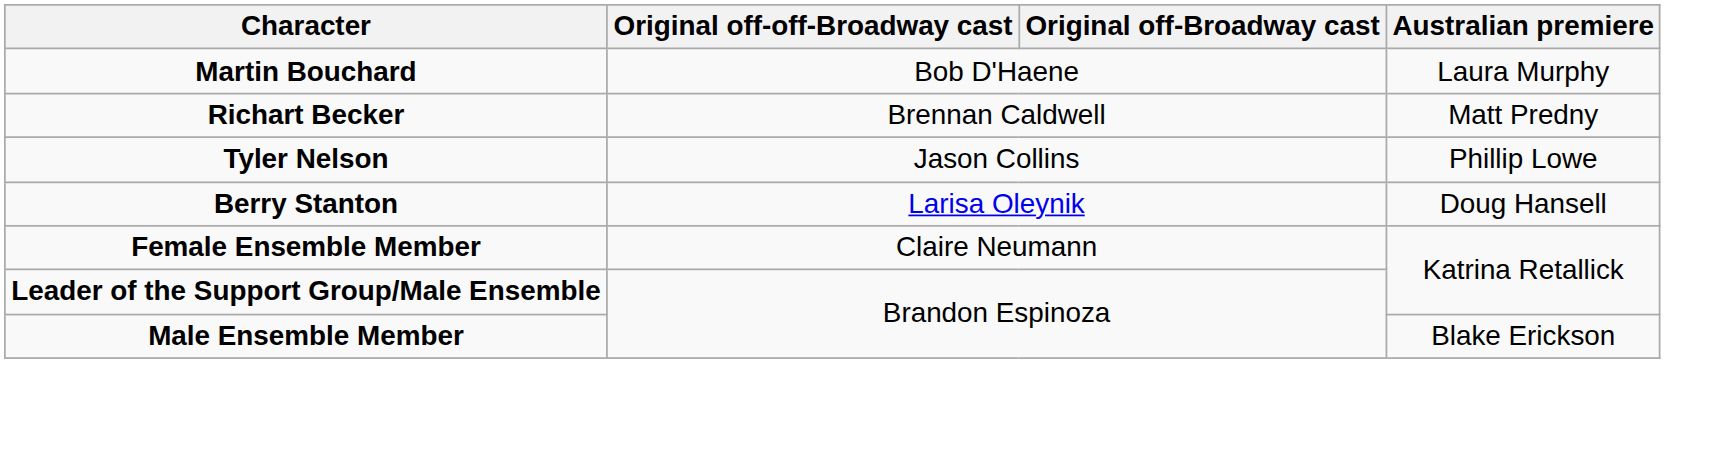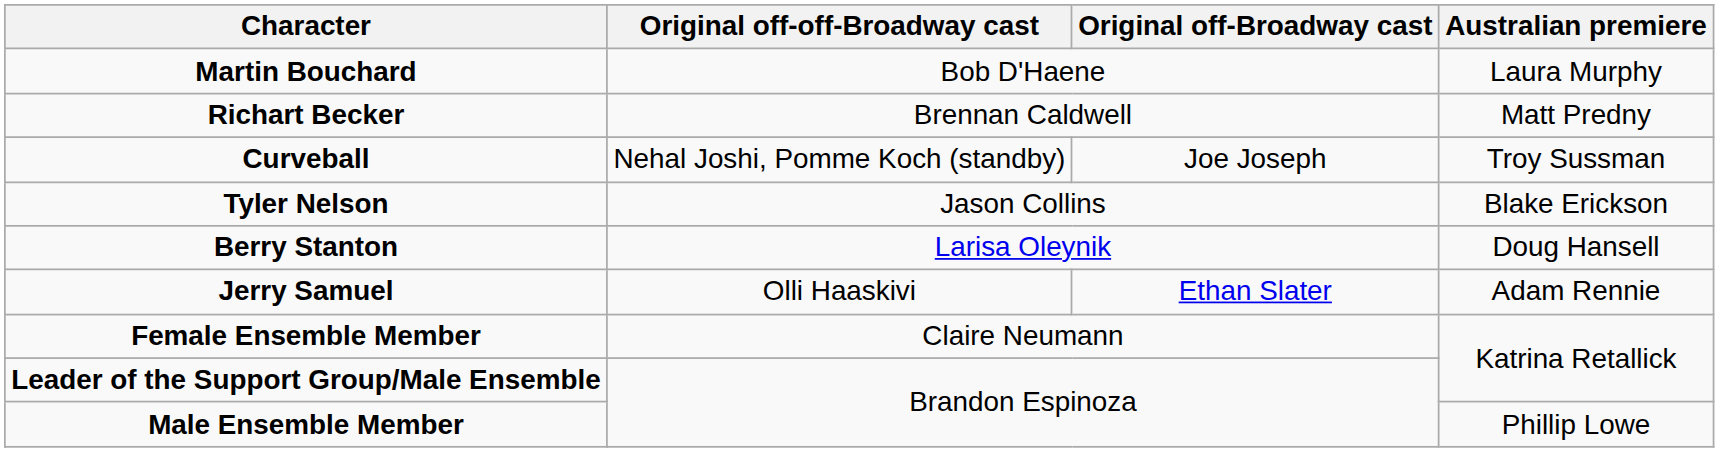+ row: (306, 159)
(1523, 159) Phillip Lowe -> (1576, 203) Blake Erickson
+ row: (306, 291)
(1523, 335) Blake Erickson -> (1576, 423) Phillip Lowe
